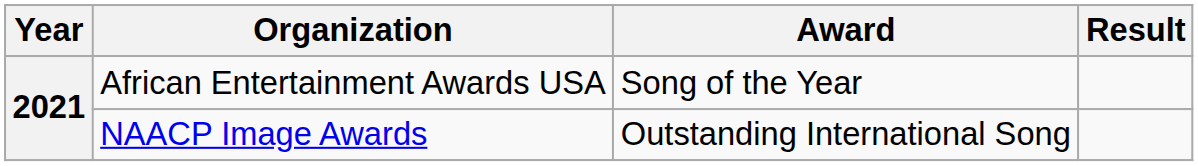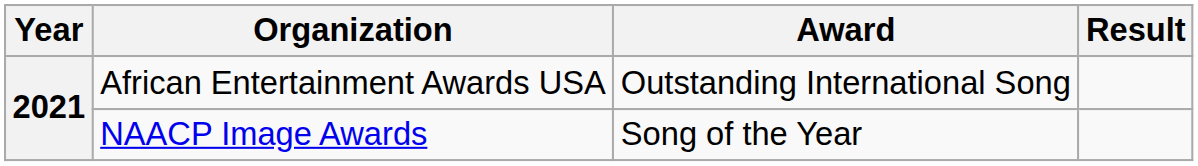(742, 82) Song of the Year -> (846, 82) Outstanding International Song
(846, 133) Outstanding International Song -> (742, 133) Song of the Year
